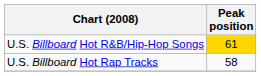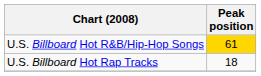(231, 62) 58 -> (231, 62) 18
